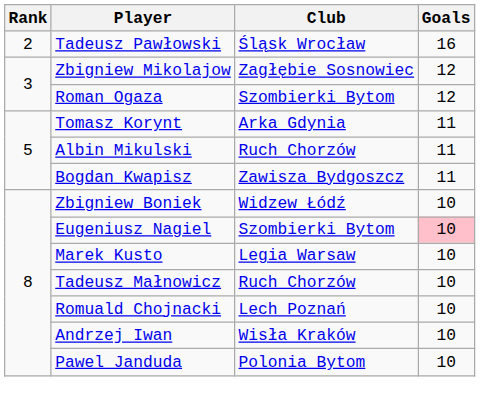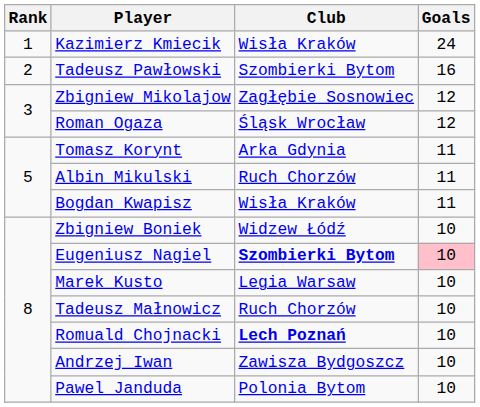+ row: (138, 44)
(302, 44) Śląsk Wrocław -> (317, 71) Szombierki Bytom
(317, 97) Szombierki Bytom -> (302, 124) Śląsk Wrocław
(321, 177) Zawisza Bydgoszcz -> (297, 203) Wisła Kraków
(317, 230) normal -> (317, 256) bold
(292, 309) normal -> (292, 336) bold
(297, 336) Wisła Kraków -> (321, 362) Zawisza Bydgoszcz
